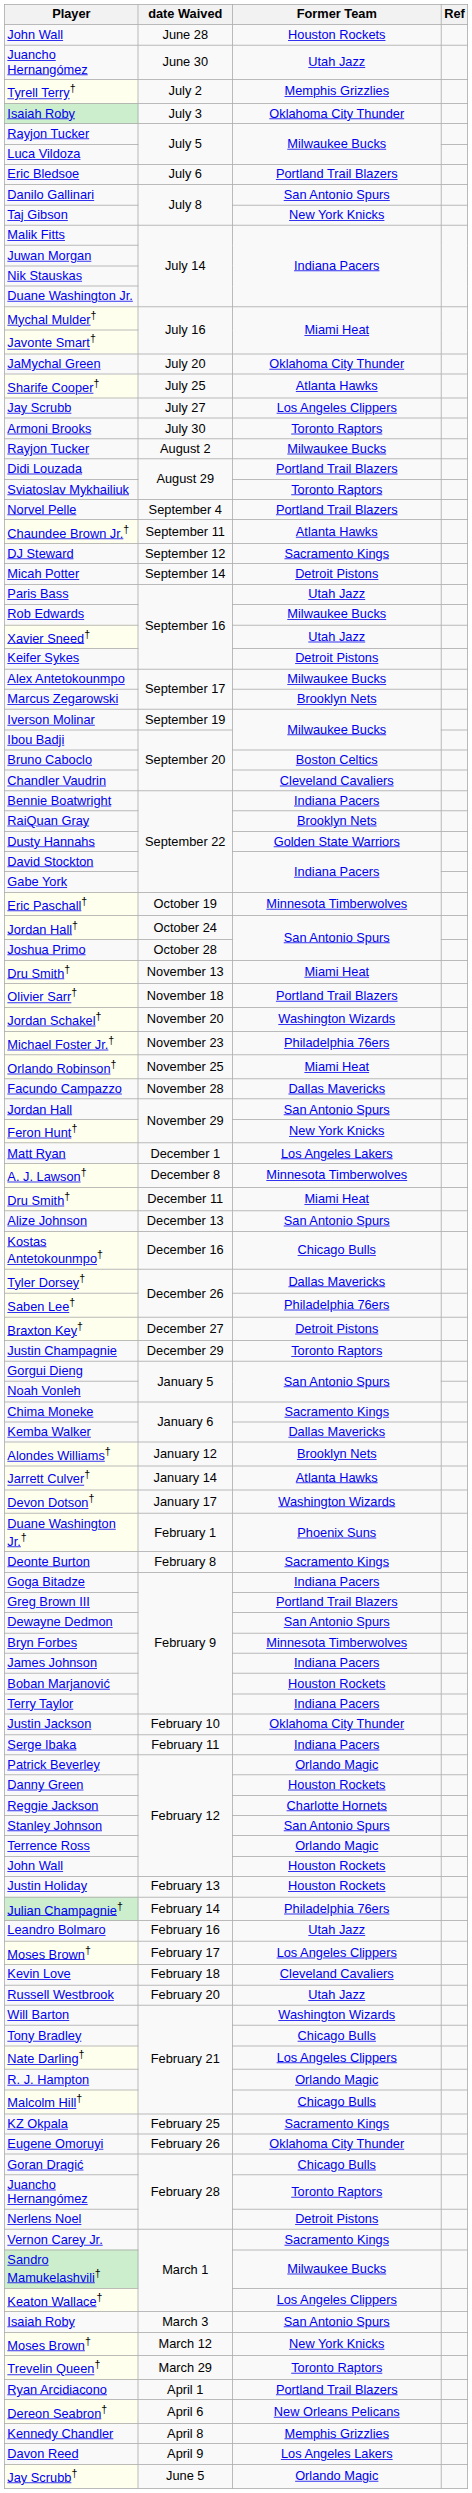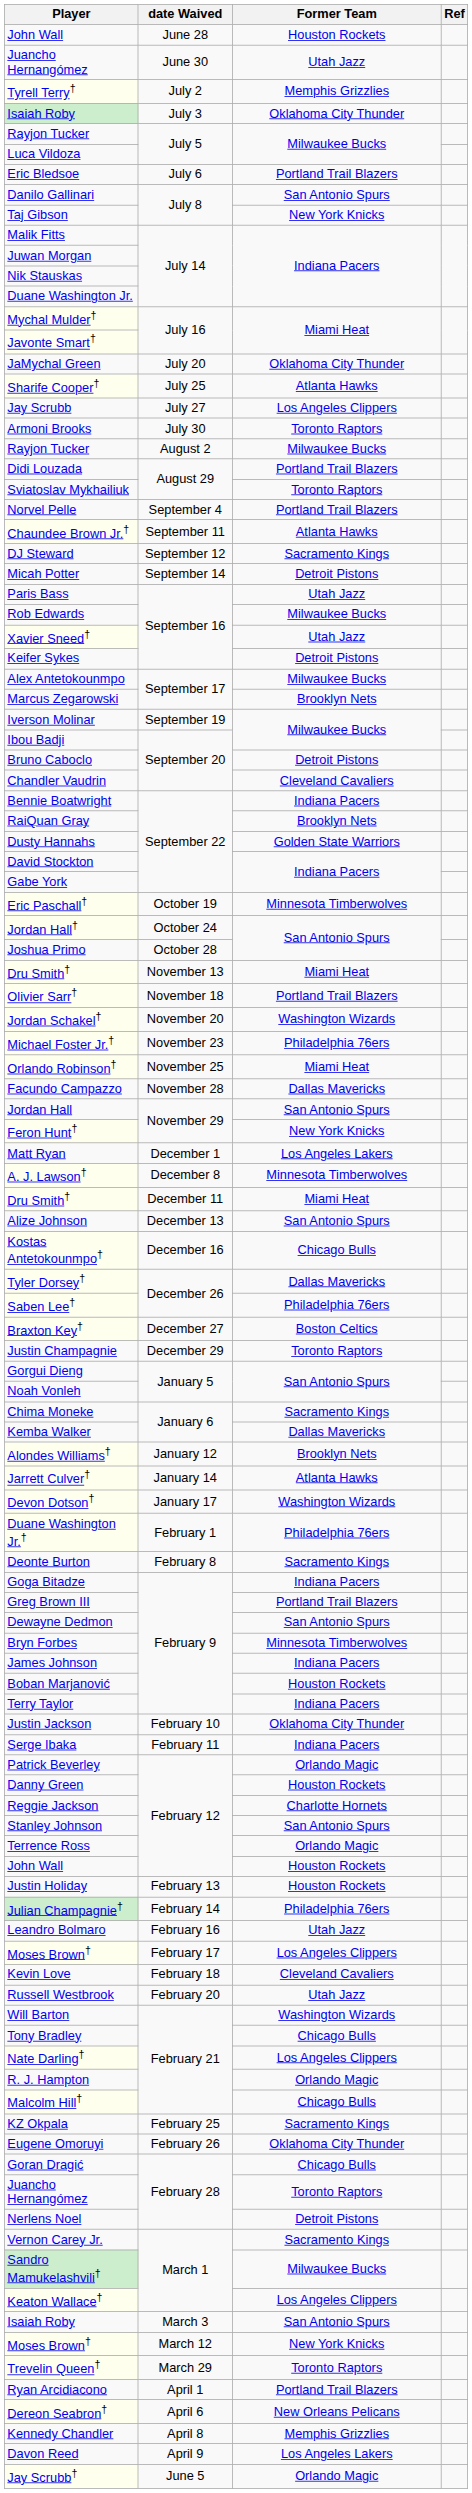(337, 760) Boston Celtics -> (337, 760) Detroit Pistons
(337, 1328) Detroit Pistons -> (337, 1328) Boston Celtics
(337, 1532) Phoenix Suns -> (337, 1532) Philadelphia 76ers
